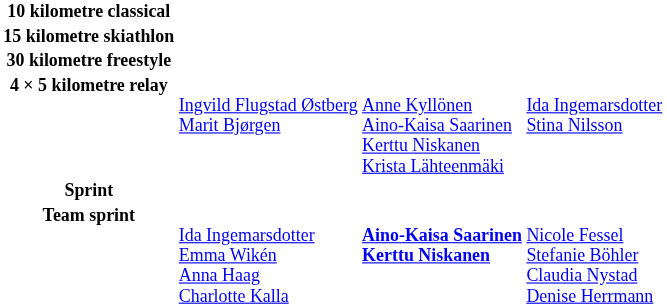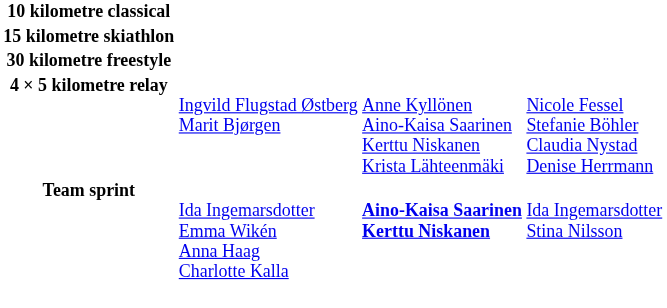(594, 115) Ida Ingemarsdotter Stina Nilsson -> (590, 135) Nicole Fessel Stefanie Böhler Claudia Nystad Denise Herrmann
- row: (89, 190)
(590, 265) Nicole Fessel Stefanie Böhler Claudia Nystad Denise Herrmann -> (594, 220) Ida Ingemarsdotter Stina Nilsson
